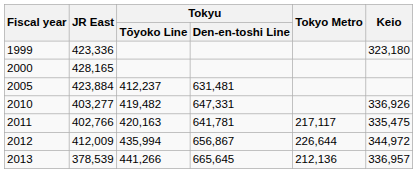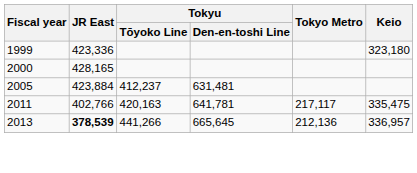- row: (20, 104)
- row: (20, 141)
(93, 159) normal -> (93, 123) bold
